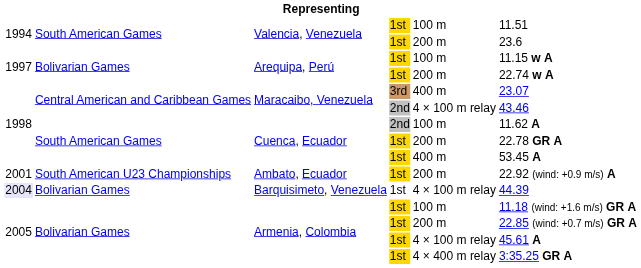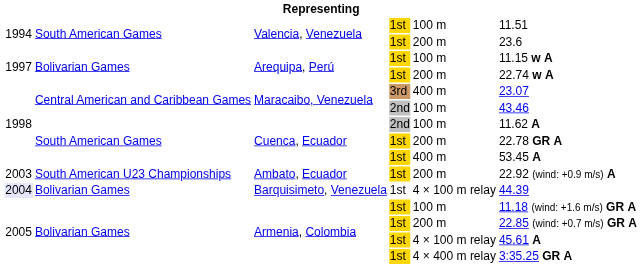(454, 108) 4 × 100 m relay -> (430, 108) 100 m
(19, 174) 2001 -> (19, 174) 2003
